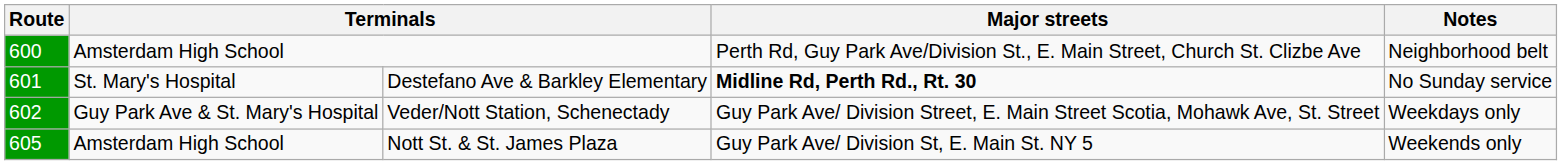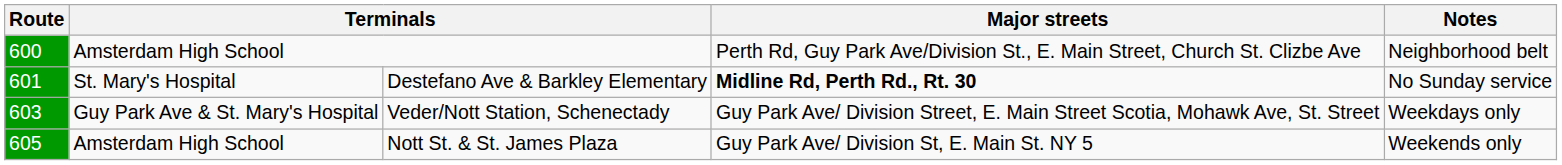(25, 112) 602 -> (25, 112) 603
